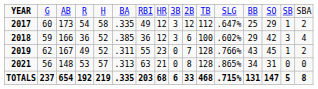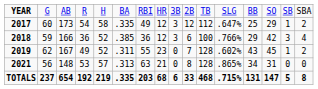(229, 38) .602% -> (229, 38) .766%
(229, 51) .766% -> (229, 51) .602%
